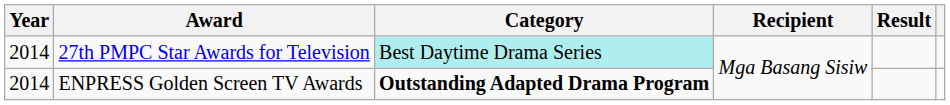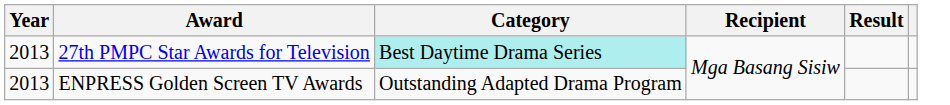(29, 52) 2014 -> (29, 52) 2013
(29, 83) 2014 -> (29, 83) 2013
(544, 83) bold -> (530, 83) normal
